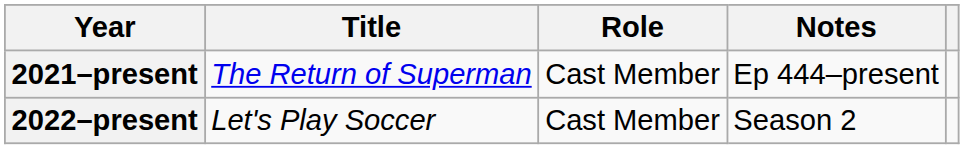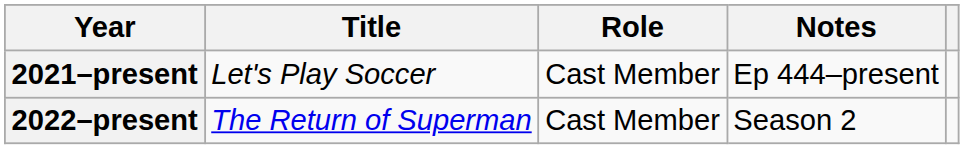(371, 73) The Return of Superman -> (323, 73) Let's Play Soccer
(323, 119) Let's Play Soccer -> (371, 119) The Return of Superman
